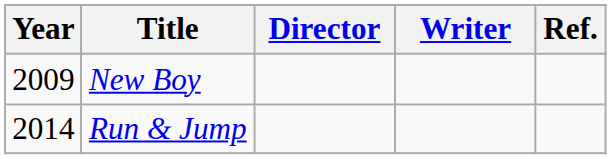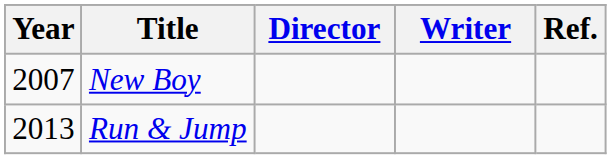(43, 78) 2009 -> (43, 78) 2007
(43, 128) 2014 -> (43, 128) 2013
